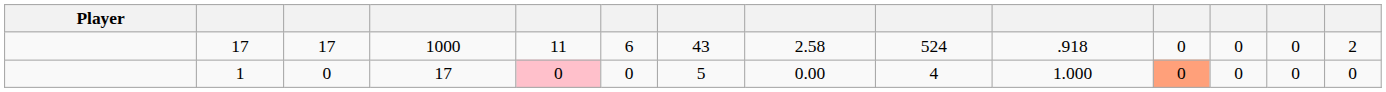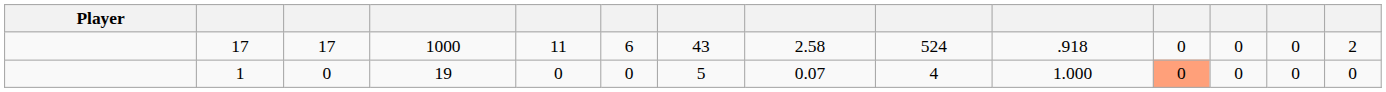(443, 73) 17 -> (443, 73) 19
(558, 73) pink background -> (558, 73) no background
(810, 73) 0.00 -> (810, 73) 0.07
